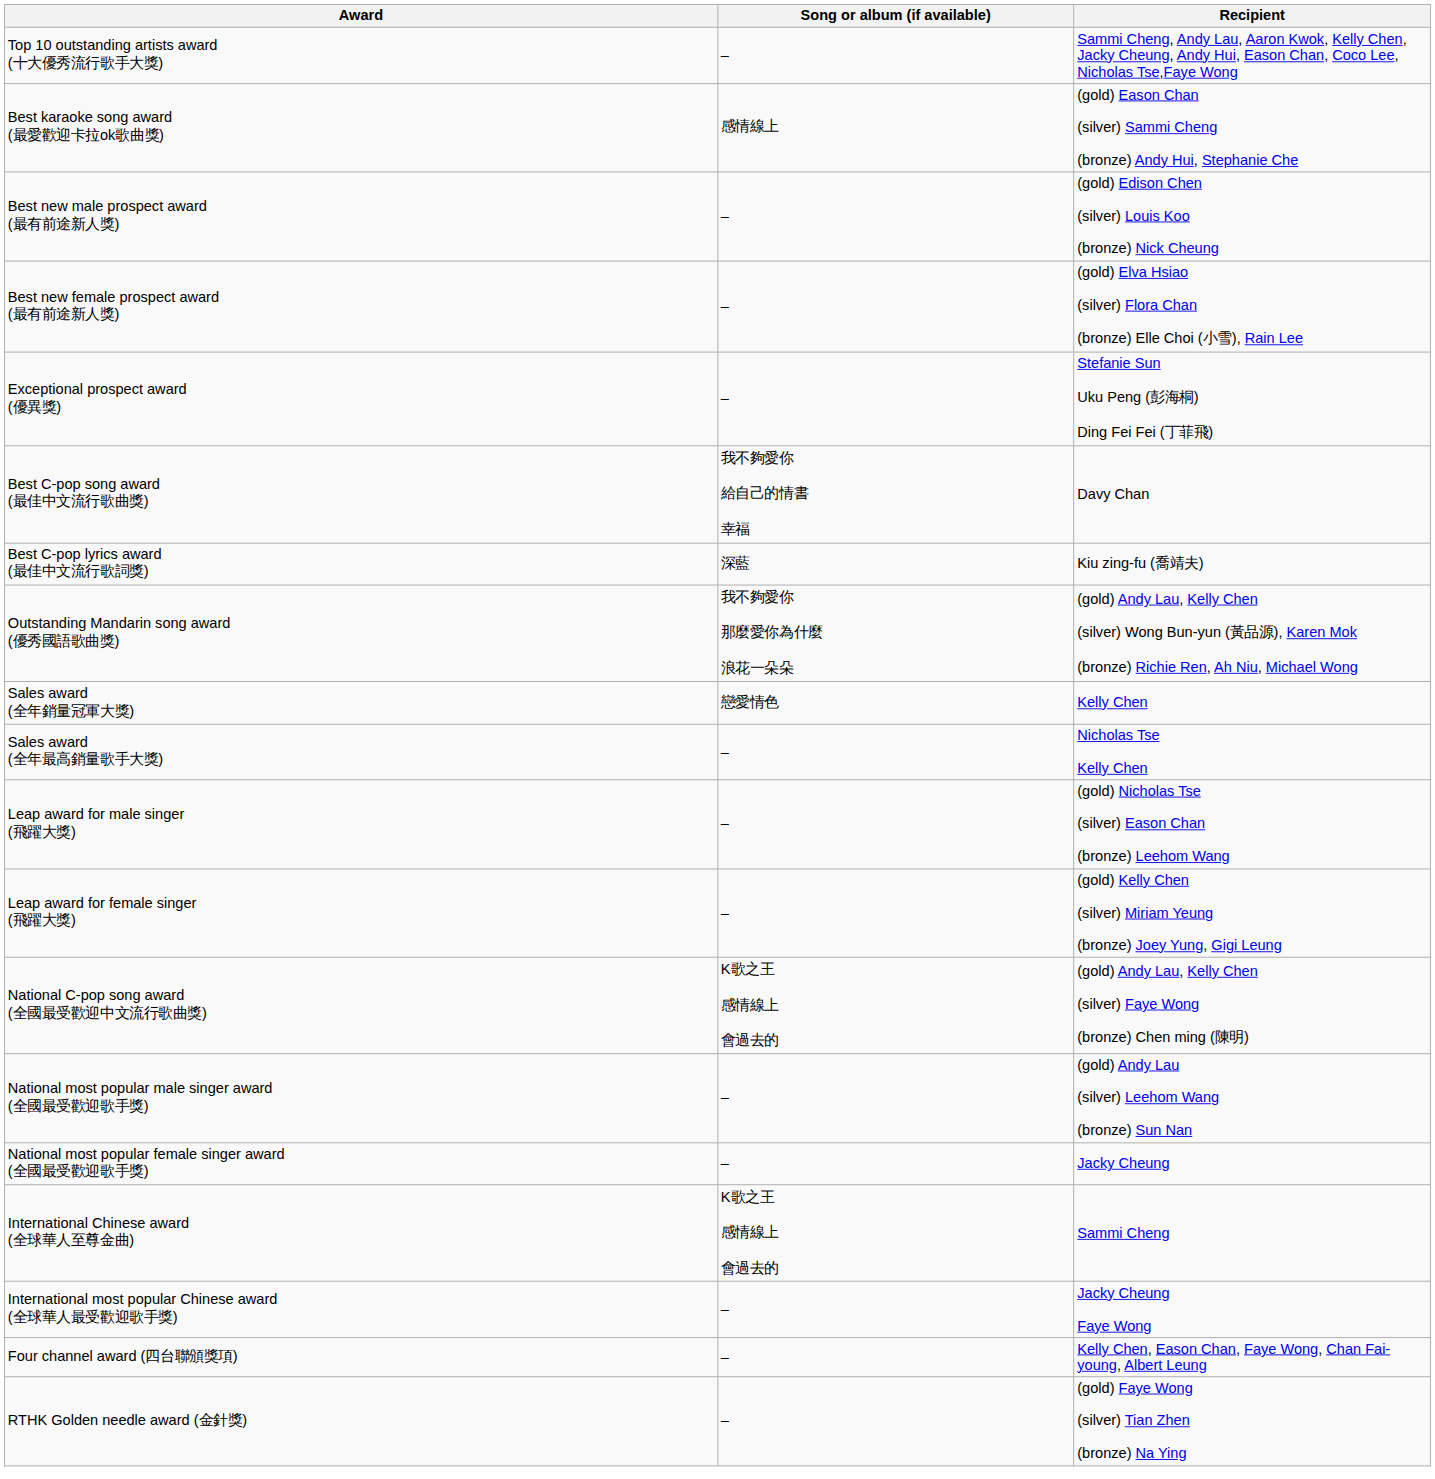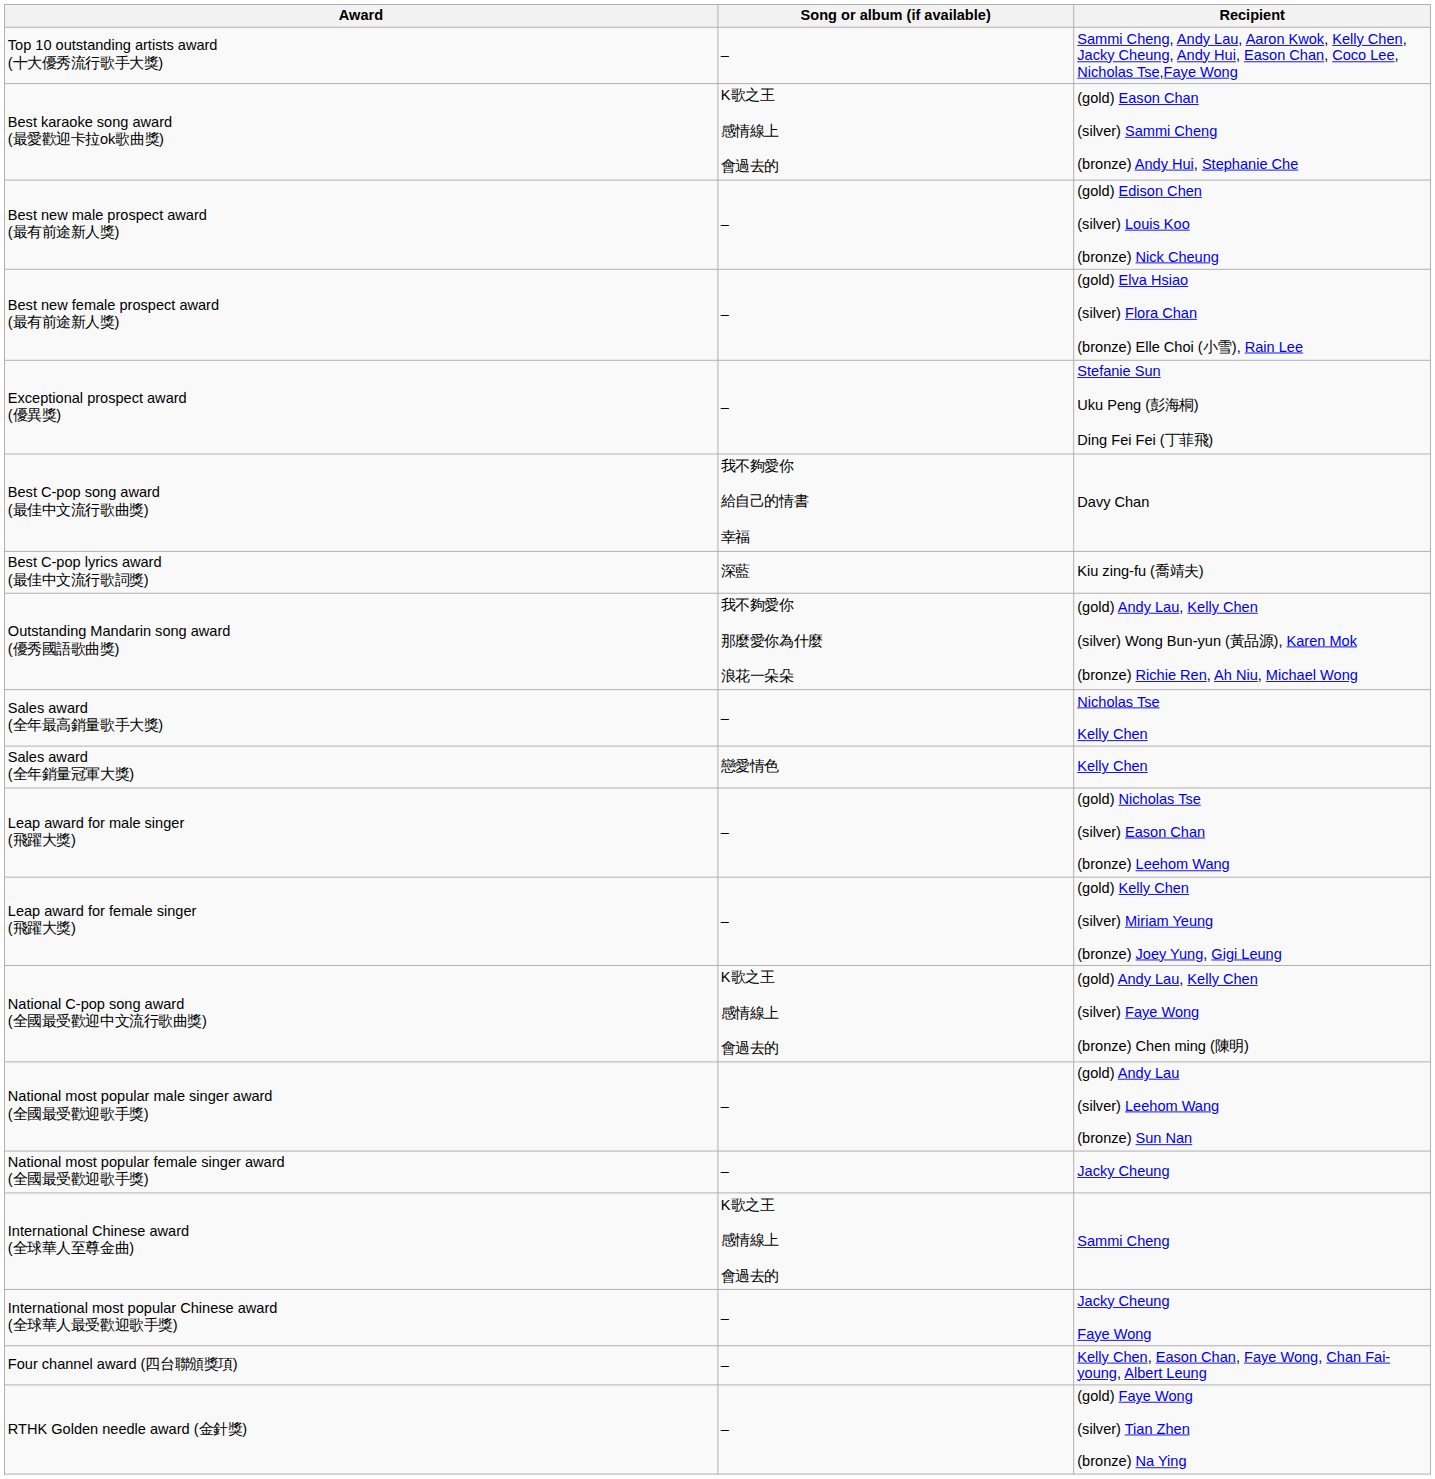(750, 127) 感情線上 -> (750, 131) K歌之王 感情線上 會過去的
rows swapped: (85, 751) <-> (71, 702)
